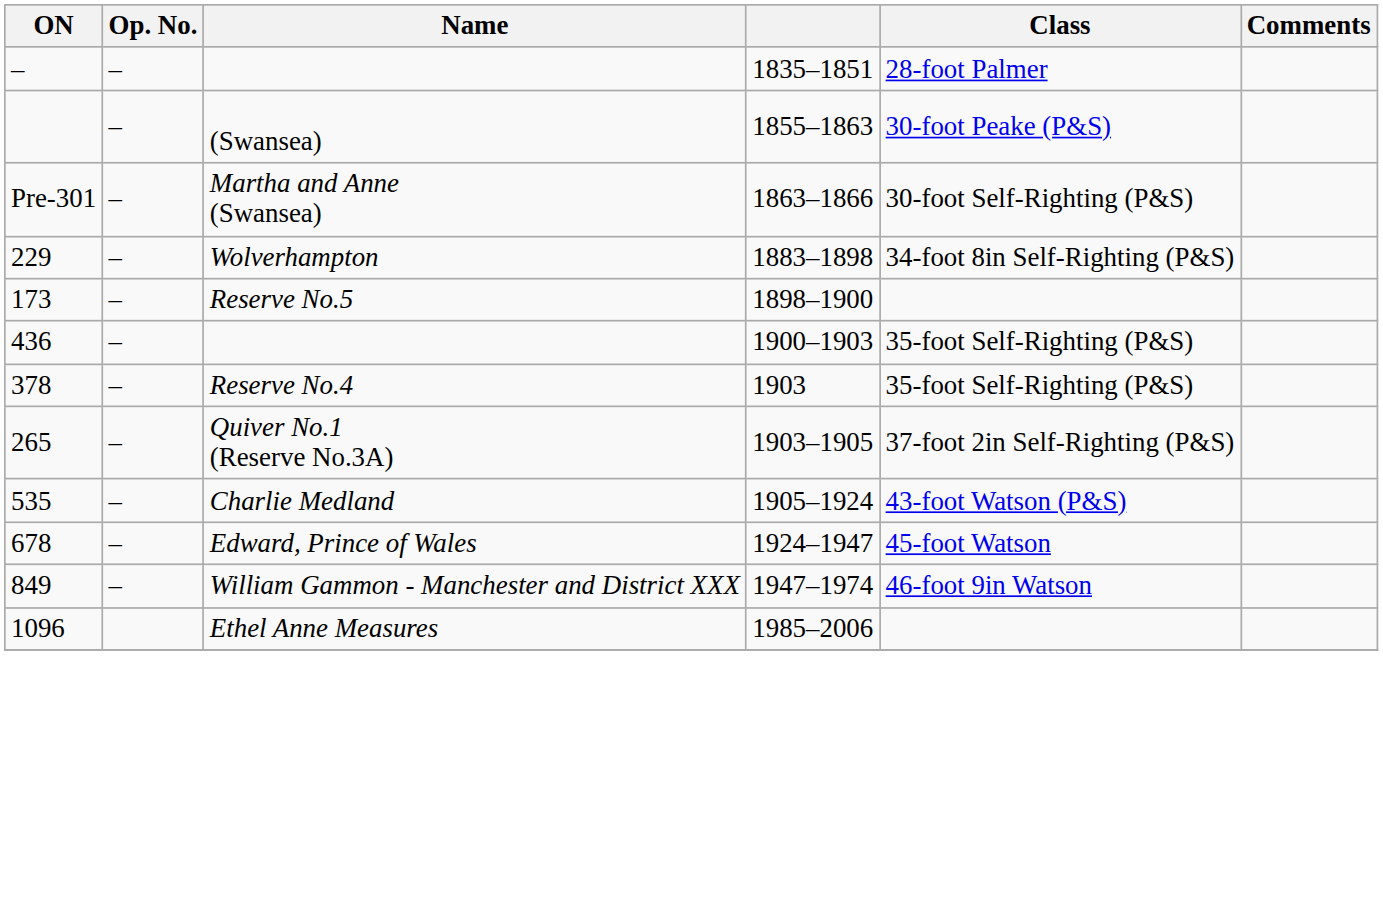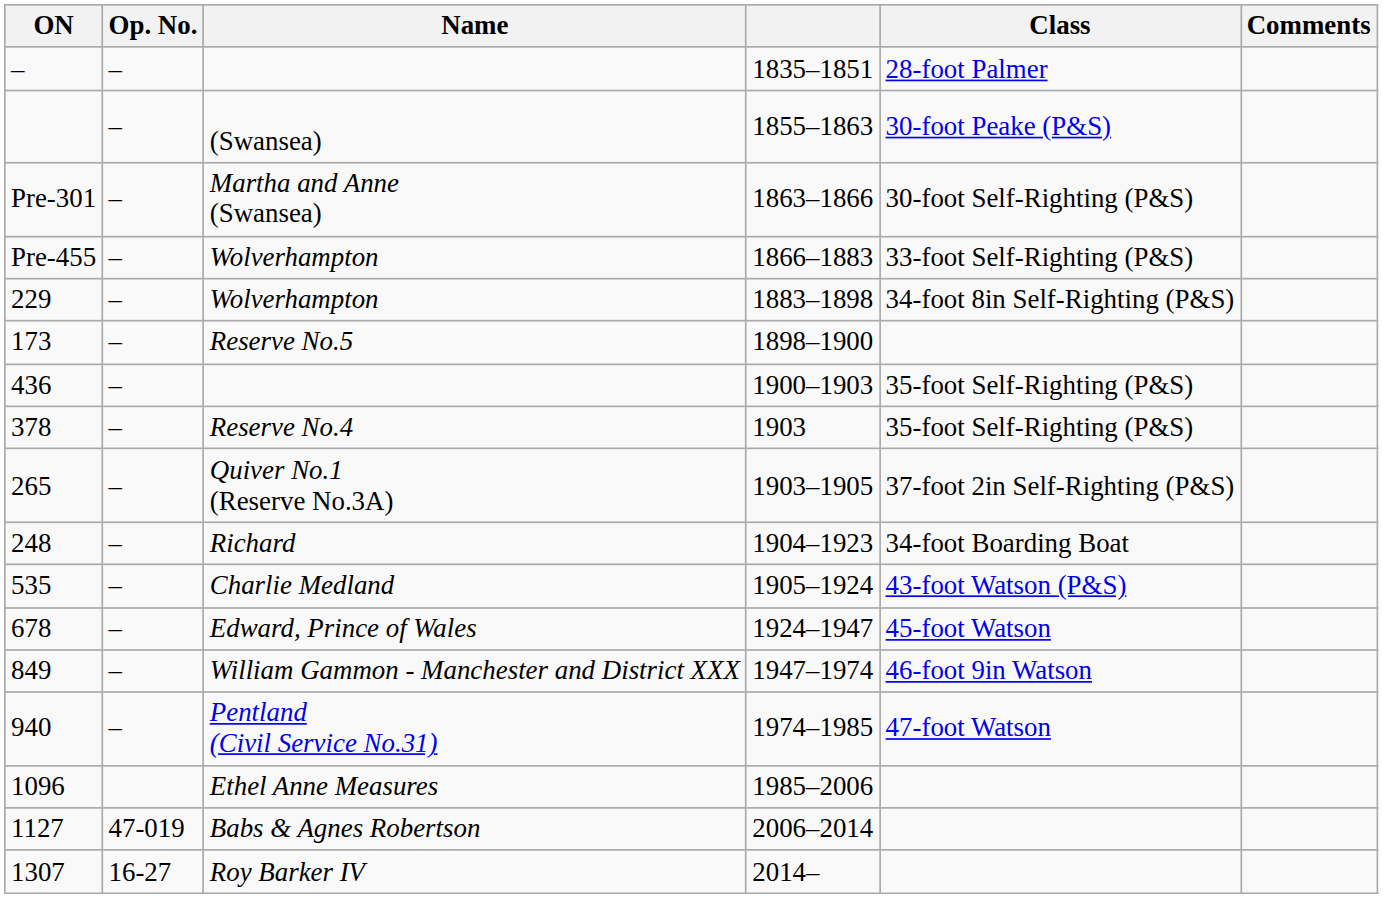+ row: (54, 256)
+ row: (31, 542)
+ row: (31, 728)
+ row: (37, 828)
+ row: (38, 871)
